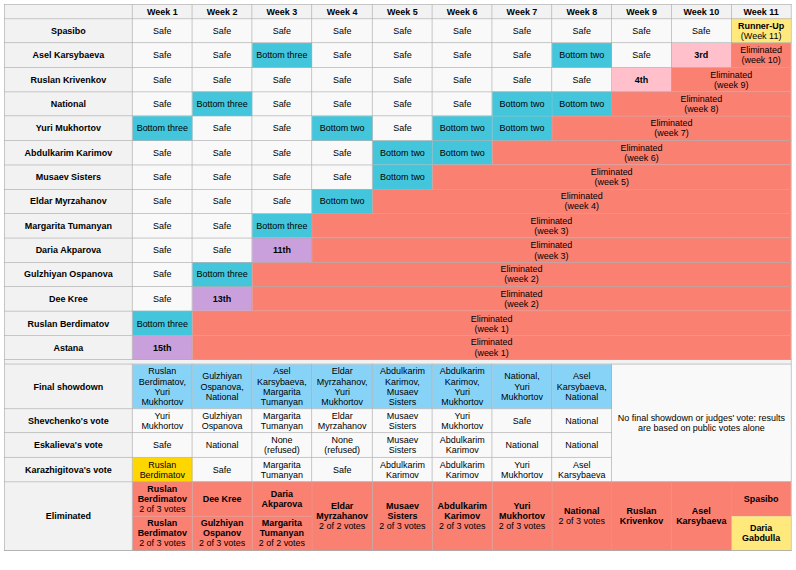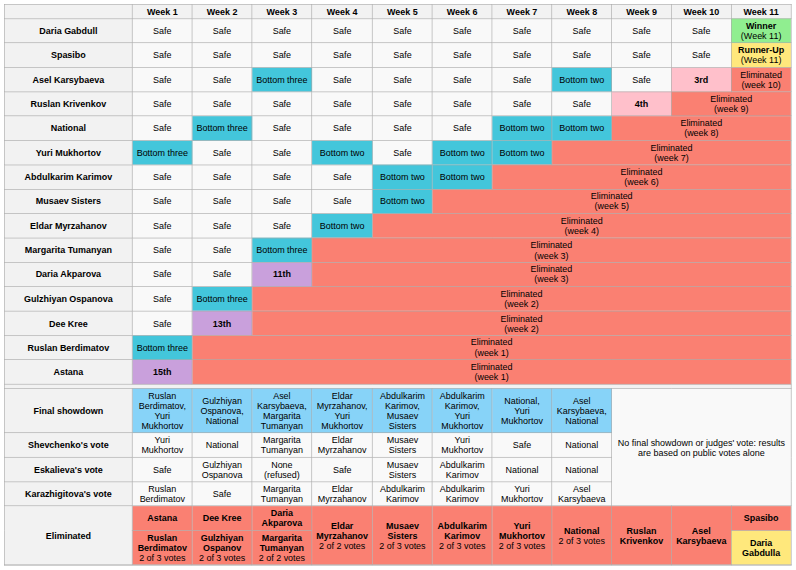+ row: (68, 31)
(222, 421) Gulzhiyan Ospanova -> (222, 445) National
(222, 445) National -> (222, 470) Gulzhiyan Ospanova
(342, 445) None (refused) -> (342, 470) Safe
(162, 470) gold background -> (162, 494) no background
(342, 470) Safe -> (342, 494) Eldar Myrzahanov
(162, 499) Ruslan Berdimatov 2 of 3 votes -> (162, 518) Astana
